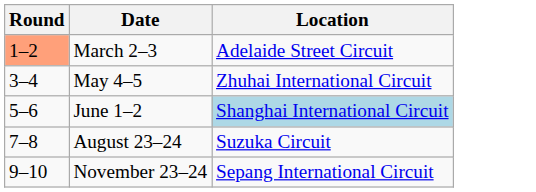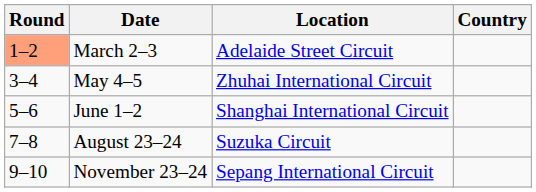+ column: (492, 19)
(332, 111) lightblue background -> (332, 111) no background
